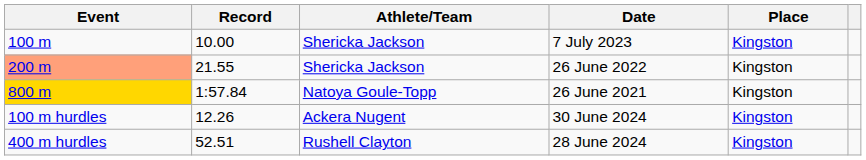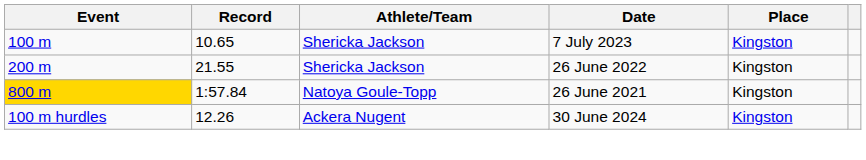(215, 41) 10.00 -> (215, 41) 10.65
(30, 66) lightsalmon background -> (30, 66) no background
- row: (600, 141)
